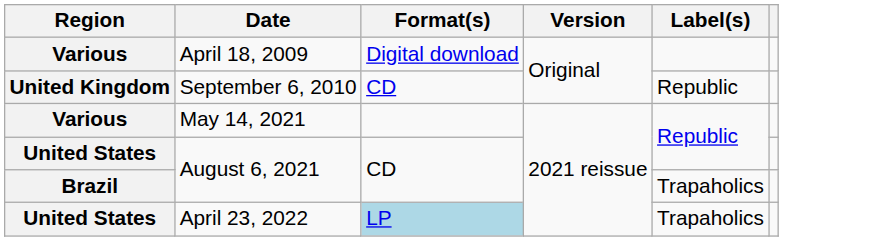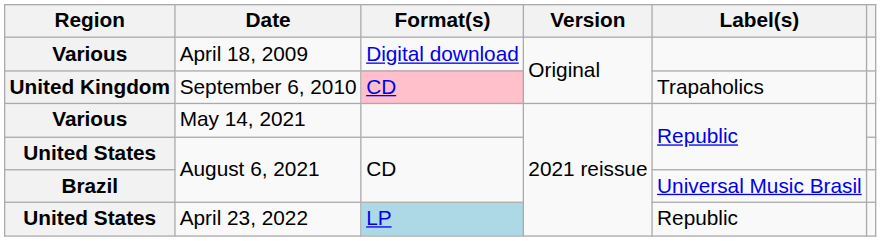(381, 86) no background -> (381, 86) pink background
(698, 86) Republic -> (710, 86) Trapaholics
(710, 185) Trapaholics -> (759, 185) Universal Music Brasil
(710, 218) Trapaholics -> (698, 218) Republic
